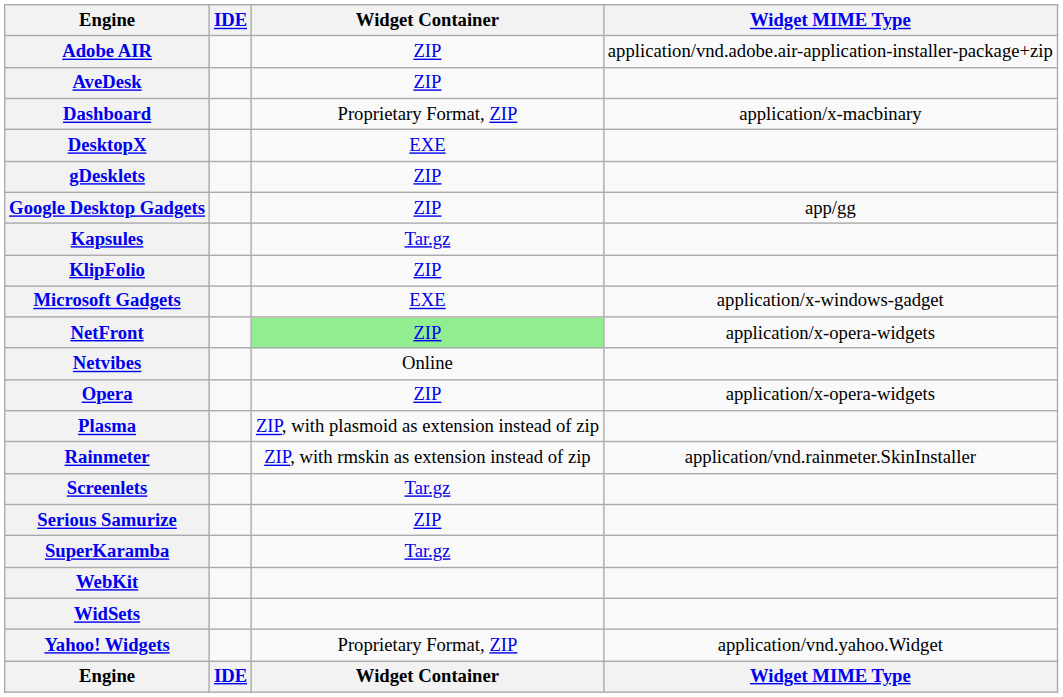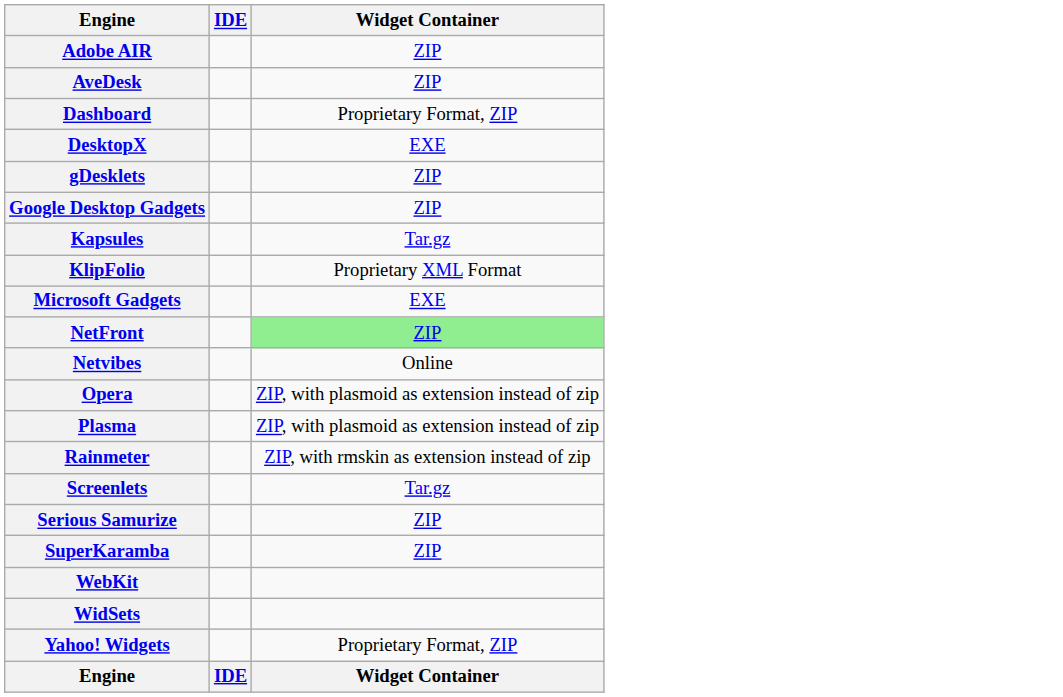- column: (830, 20)
(427, 270) ZIP -> (427, 270) Proprietary XML Format
(427, 395) ZIP -> (427, 395) ZIP, with plasmoid as extension instead of zip
(427, 551) Tar.gz -> (427, 551) ZIP
